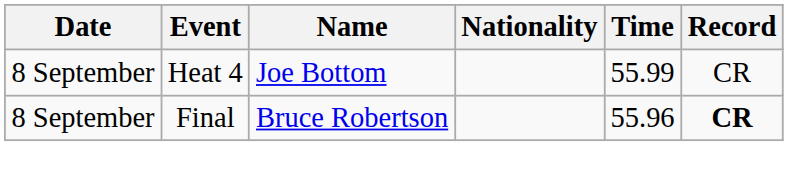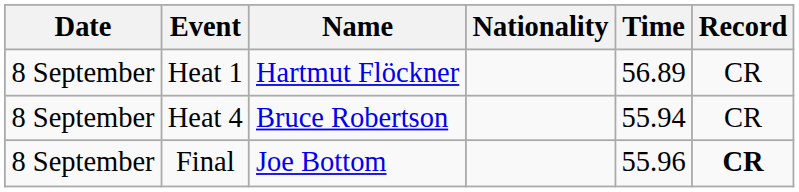+ row: (205, 72)
(321, 72) Joe Bottom -> (352, 117) Bruce Robertson
(643, 72) 55.99 -> (654, 117) 55.94
(352, 117) Bruce Robertson -> (321, 162) Joe Bottom
